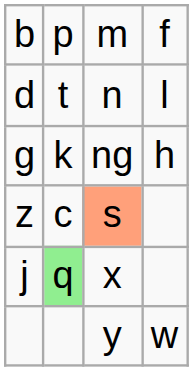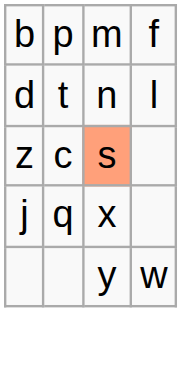- row: (24, 154)
(63, 275) lightgreen background -> (63, 214) no background
